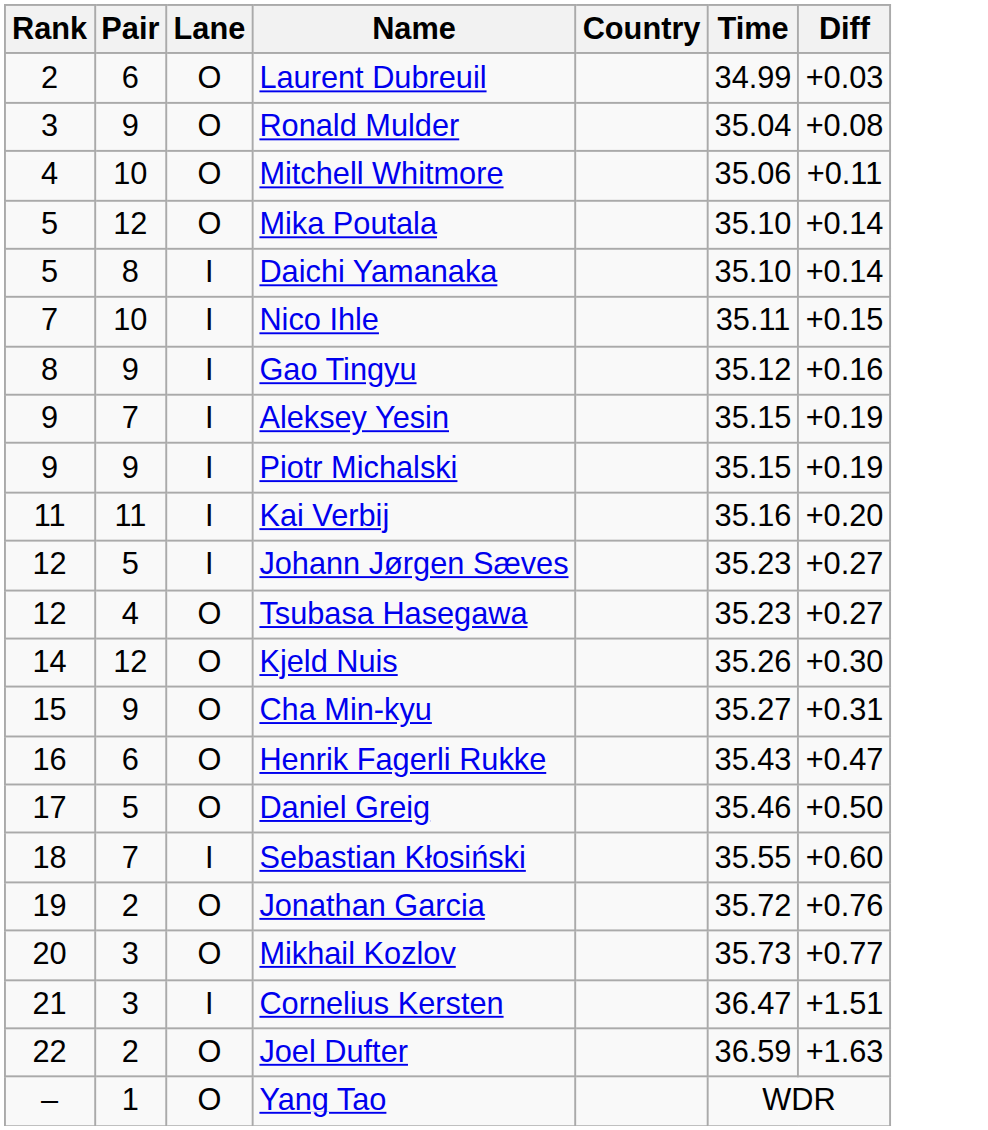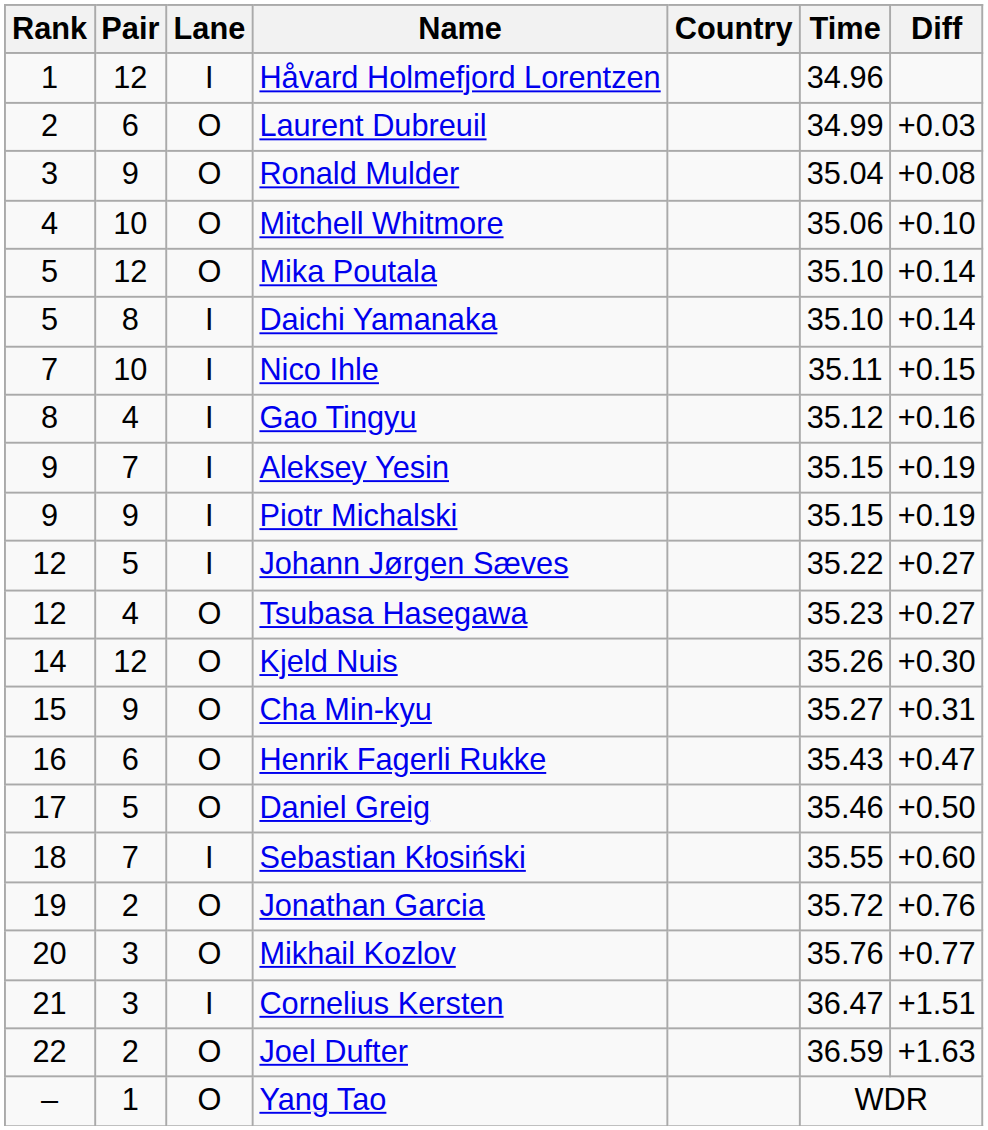+ row: (460, 77)
(844, 175) +0.11 -> (937, 223) +0.10
(130, 369) 9 -> (130, 418) 4
- row: (324, 516)
(753, 564) 35.23 -> (845, 564) 35.22
(753, 954) 35.73 -> (845, 954) 35.76
